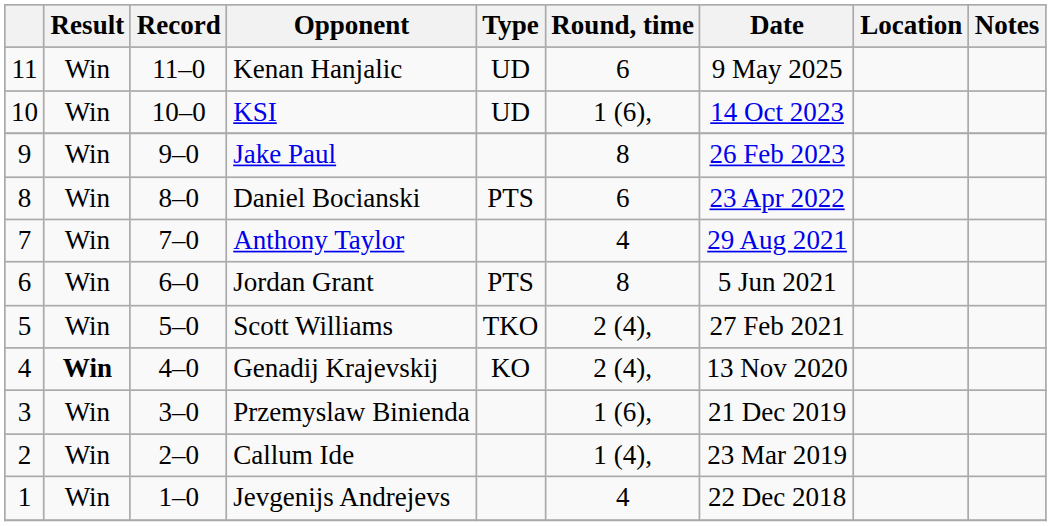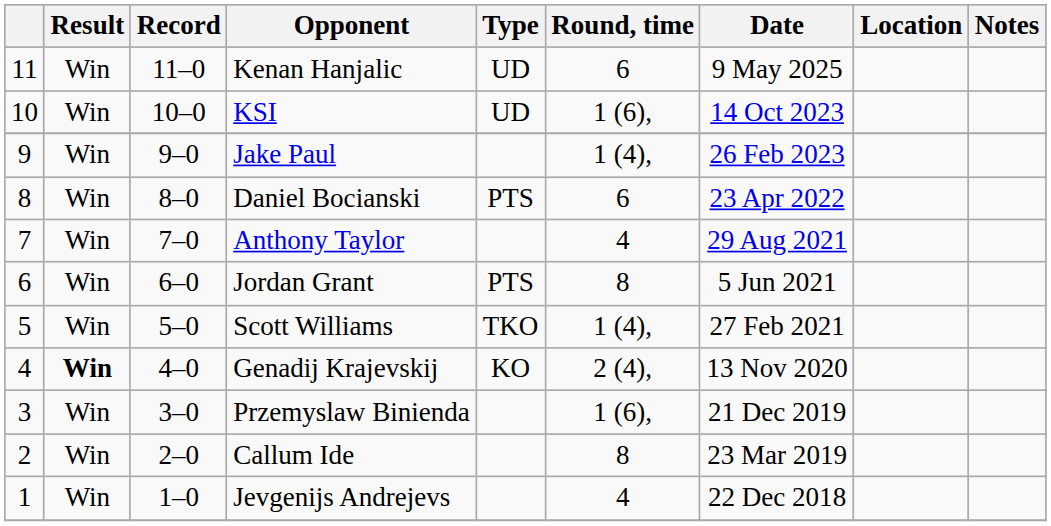(623, 154) 8 -> (623, 154) 1 (4),
(623, 326) 2 (4), -> (623, 326) 1 (4),
(623, 454) 1 (4), -> (623, 454) 8
